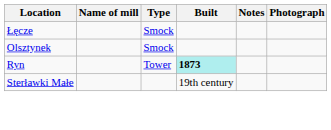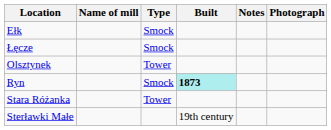+ row: (14, 30)
(159, 47) Smock -> (157, 64) Tower
(157, 64) Tower -> (159, 82) Smock
+ row: (38, 99)
